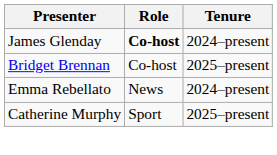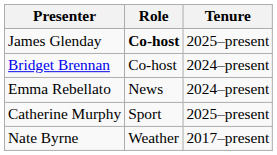(228, 41) 2024–present -> (228, 41) 2025–present
(228, 65) 2025–present -> (228, 65) 2024–present
+ row: (43, 138)
